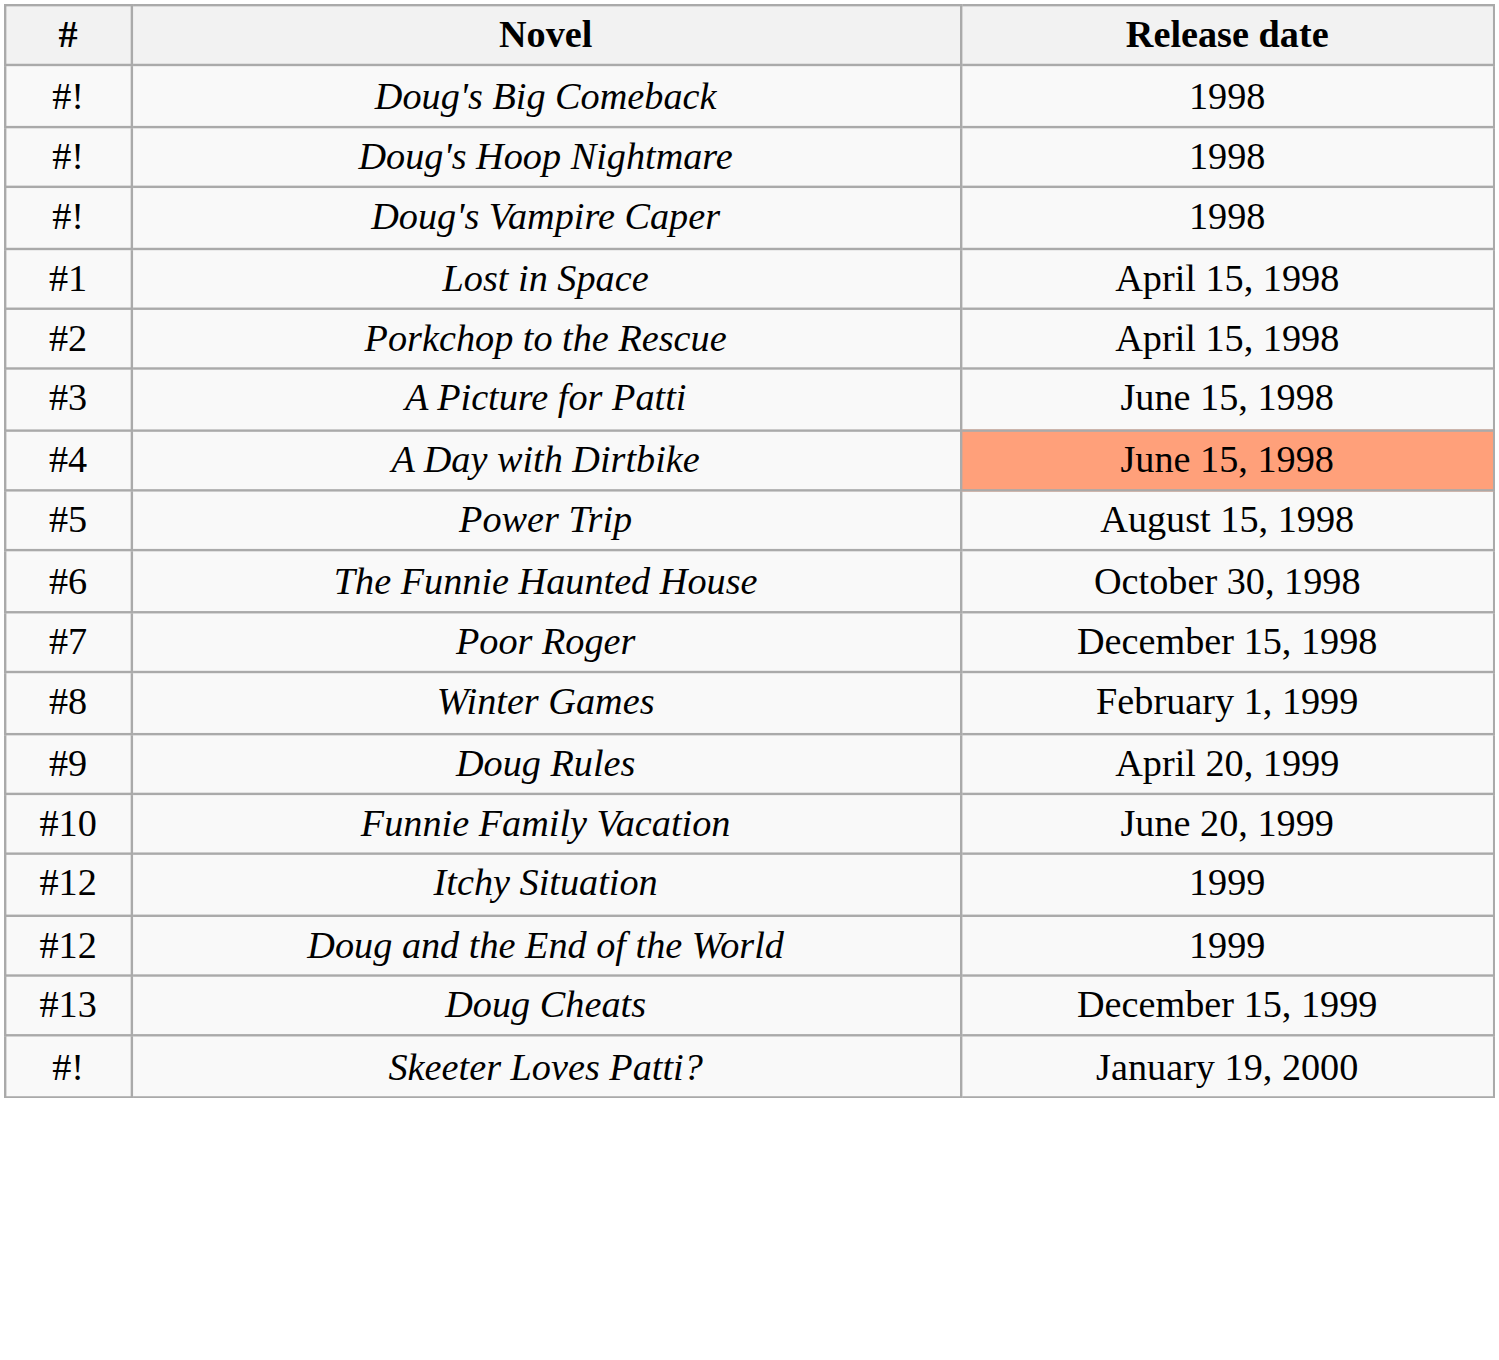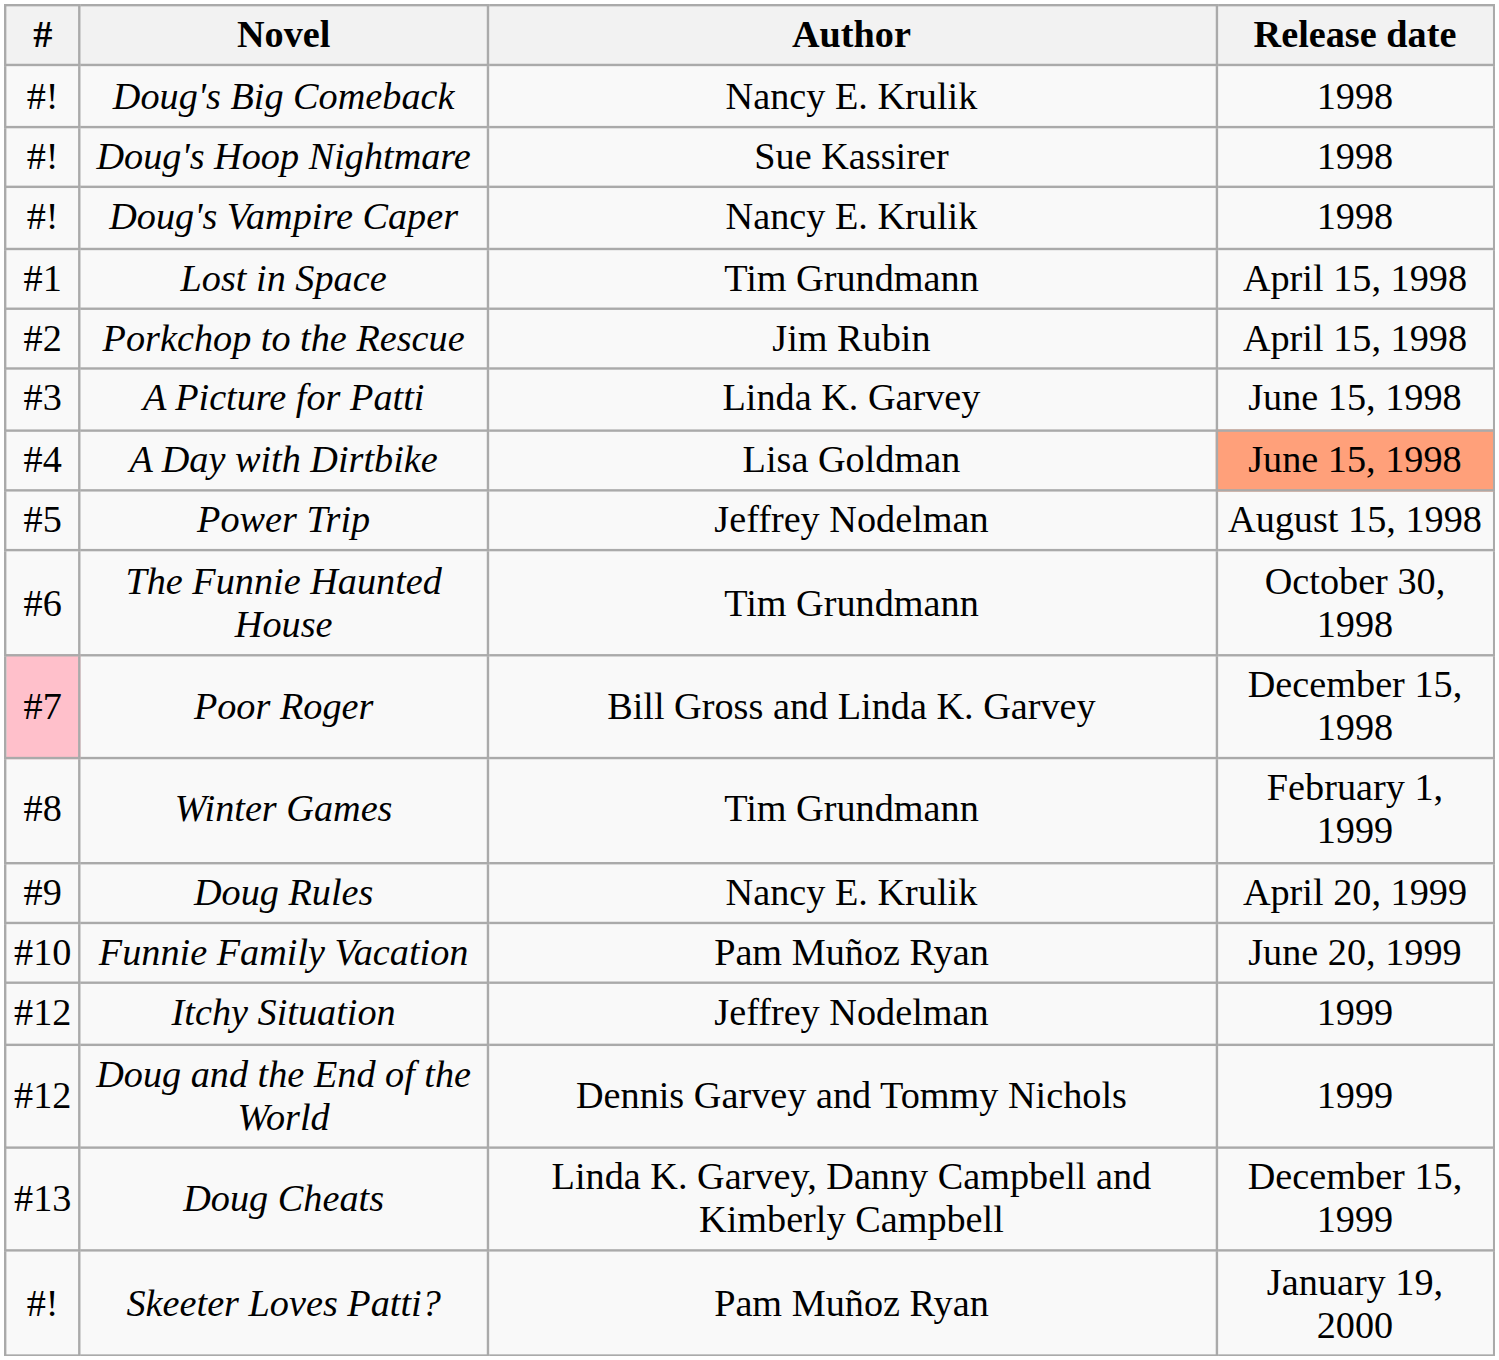+ column: (851, 34)
(68, 641) no background -> (43, 705) pink background
